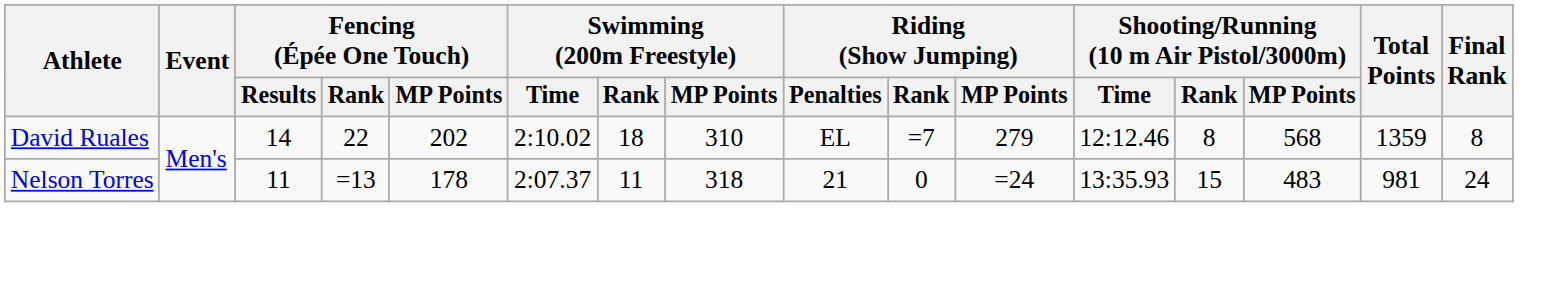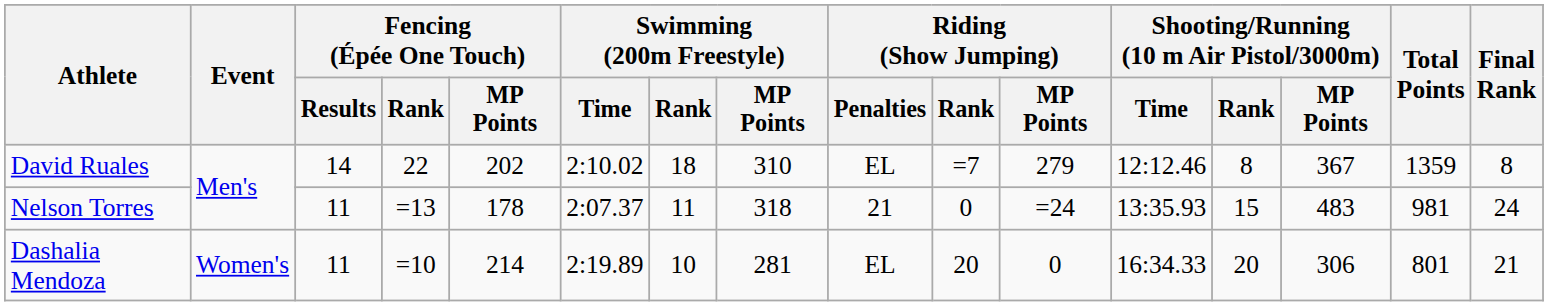(1302, 137) 568 -> (1336, 166) 367
+ row: (58, 265)
